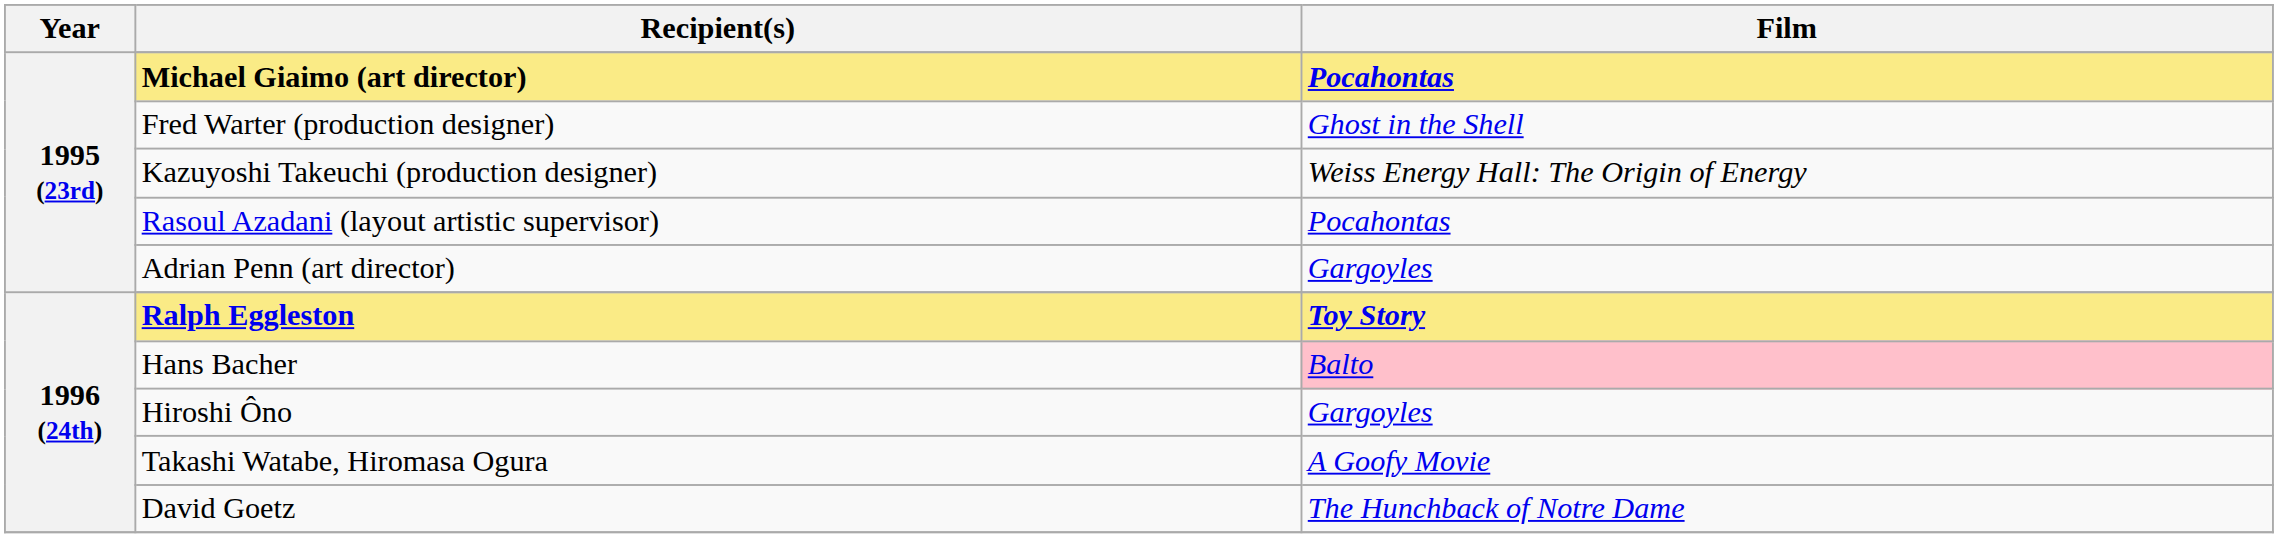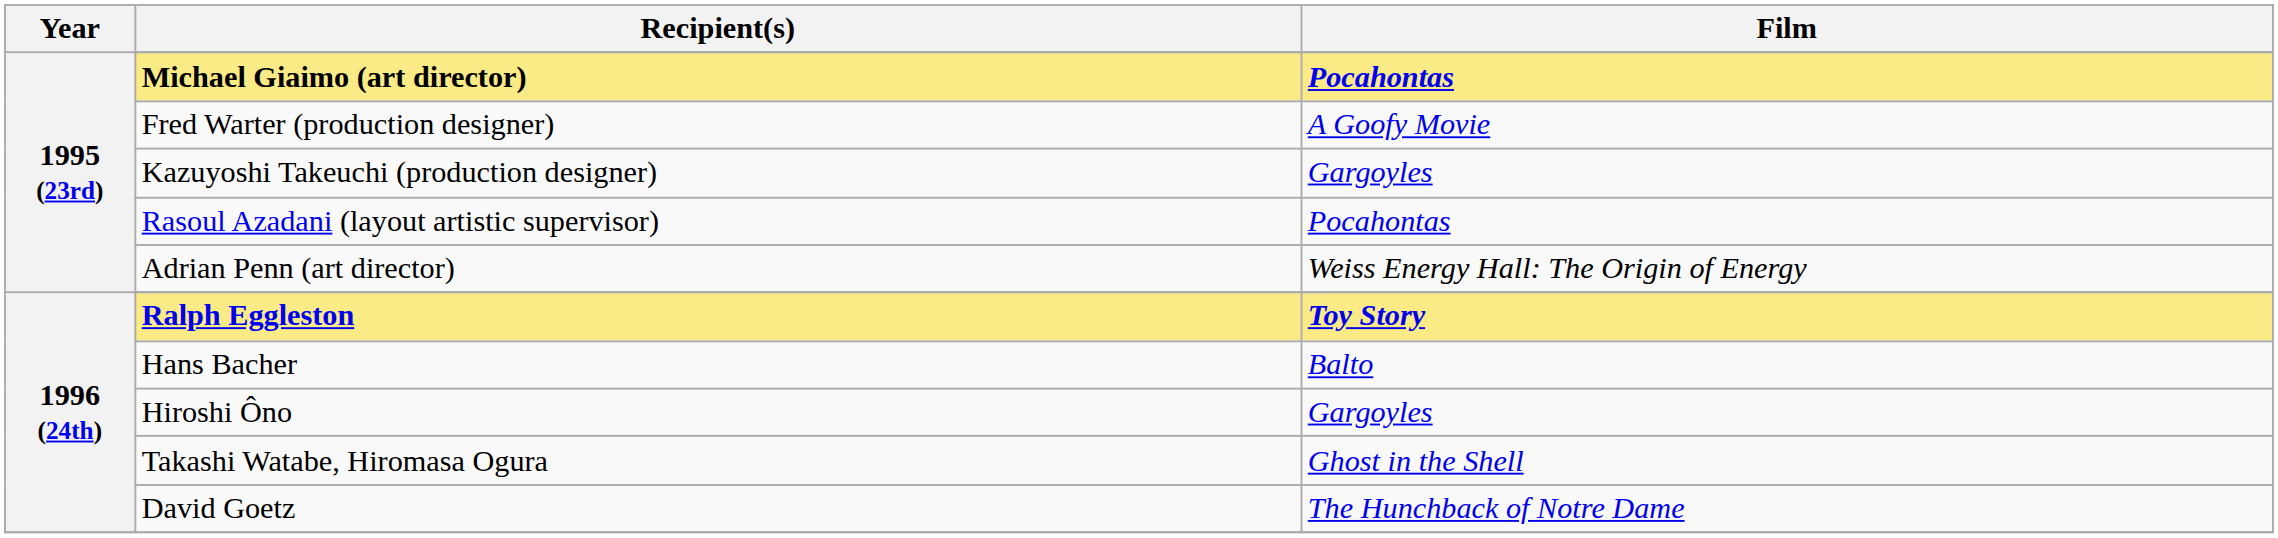(1416, 124) Ghost in the Shell -> (1399, 124) A Goofy Movie
(1557, 172) Weiss Energy Hall: The Origin of Energy -> (1370, 172) Gargoyles
(1370, 268) Gargoyles -> (1557, 268) Weiss Energy Hall: The Origin of Energy
(1341, 364) pink background -> (1341, 364) no background
(1399, 460) A Goofy Movie -> (1416, 460) Ghost in the Shell
